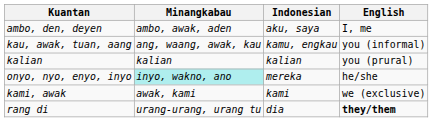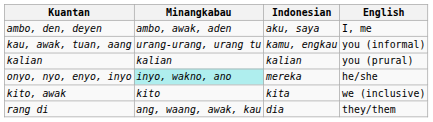(199, 45) ang, waang, awak, kau -> (199, 45) urang-urang, urang tu
- row: (36, 93)
+ row: (36, 93)
(199, 109) urang-urang, urang tu -> (199, 109) ang, waang, awak, kau
(369, 109) bold -> (369, 109) normal
